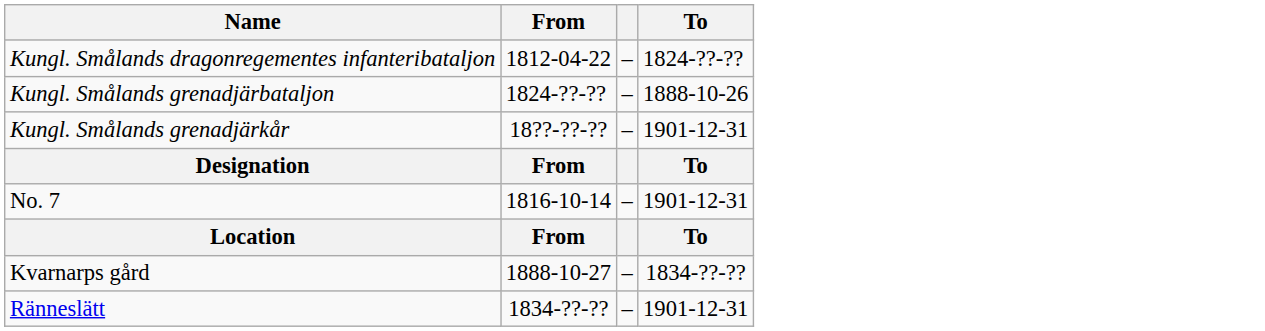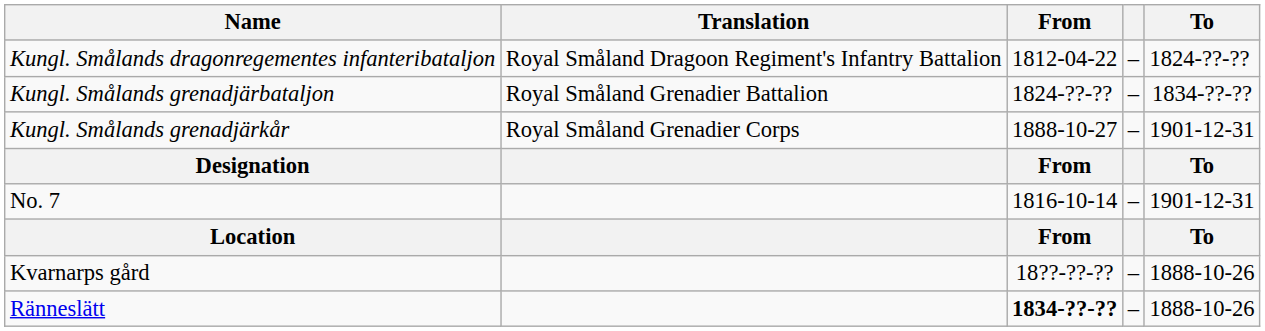+ column: (754, 22)
(696, 93) 1888-10-26 -> (1202, 93) 1834-??-??
(558, 129) 18??-??-?? -> (1065, 129) 1888-10-27
(558, 272) 1888-10-27 -> (1065, 272) 18??-??-??
(696, 272) 1834-??-?? -> (1202, 272) 1888-10-26
(558, 308) normal -> (1065, 308) bold
(696, 308) 1901-12-31 -> (1202, 308) 1888-10-26
